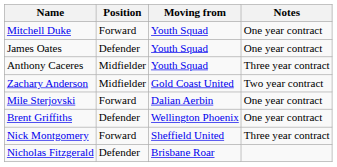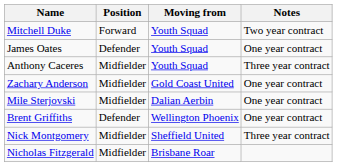(283, 30) One year contract -> (284, 30) Two year contract
(284, 83) Two year contract -> (283, 83) One year contract
(117, 100) Forward -> (122, 100) Midfielder
(117, 135) Forward -> (122, 135) Midfielder
(119, 153) Defender -> (122, 153) Midfielder
